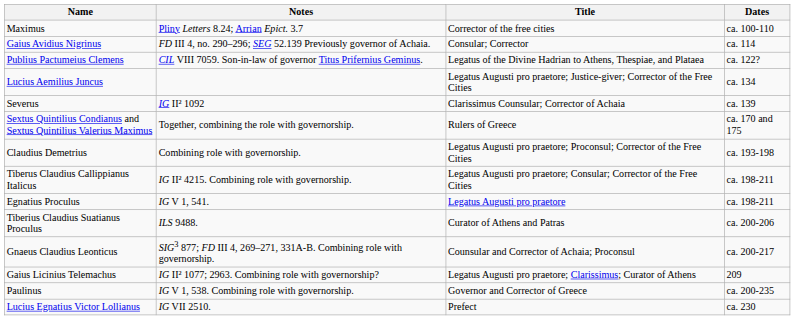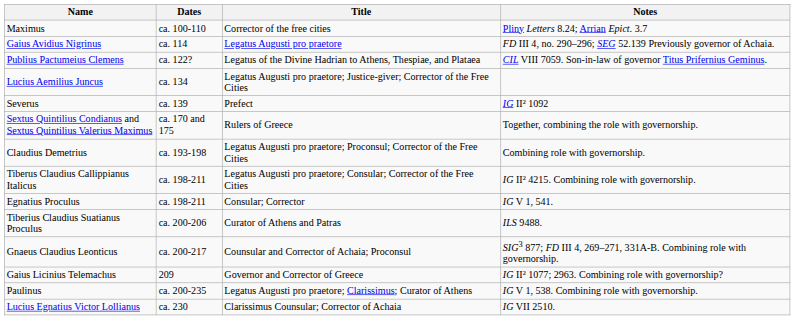columns swapped: (757, 12) <-> (301, 12)
(488, 44) Consular; Corrector -> (283, 44) Legatus Augusti pro praetore
(537, 103) Clarissimus Counsular; Corrector of Achaia -> (239, 103) Prefect
(507, 201) Legatus Augusti pro praetore -> (265, 201) Consular; Corrector
(572, 275) Legatus Augusti pro praetore; Clarissimus; Curator of Athens -> (294, 275) Governor and Corrector of Greece
(517, 291) Governor and Corrector of Greece -> (348, 291) Legatus Augusti pro praetore; Clarissimus; Curator of Athens
(462, 307) Prefect -> (313, 307) Clarissimus Counsular; Corrector of Achaia
